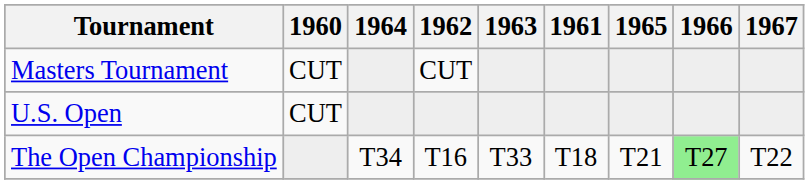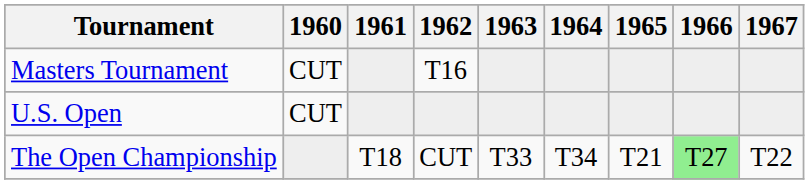columns swapped: (576, 26) <-> (381, 26)
(446, 70) CUT -> (446, 70) T16
(446, 157) T16 -> (446, 157) CUT
